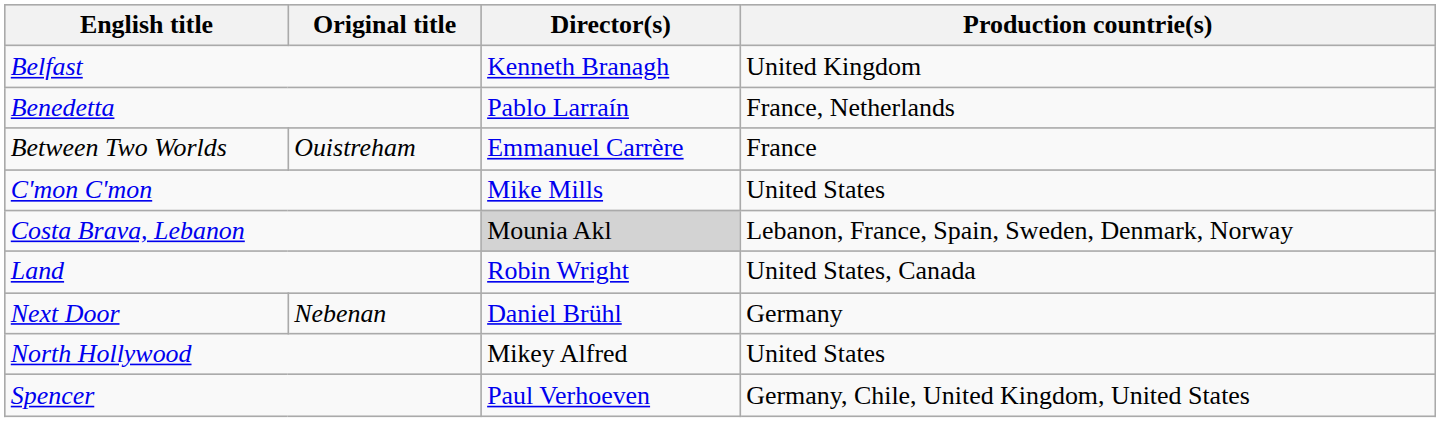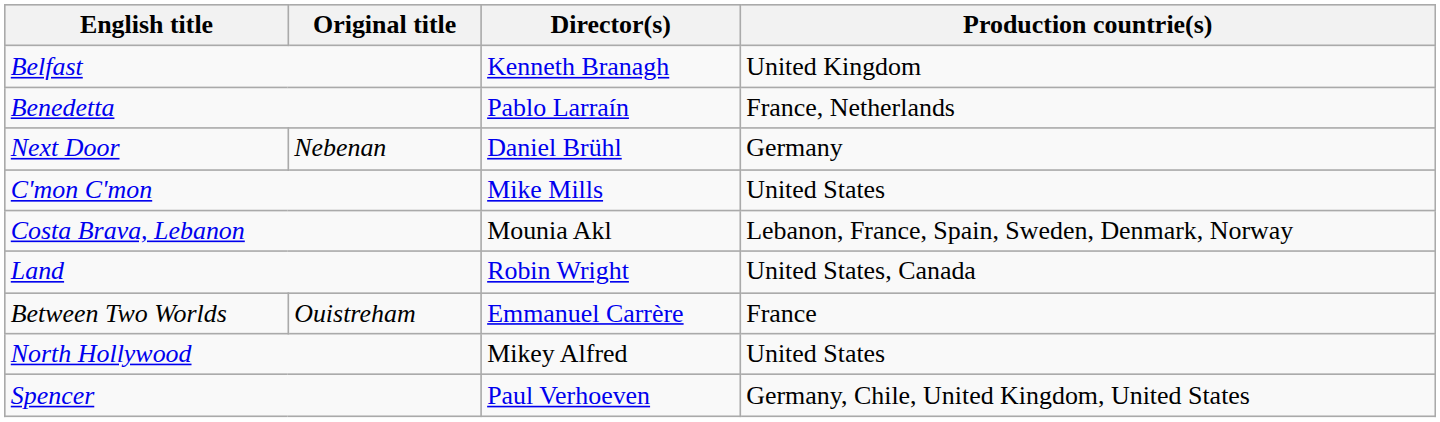rows swapped: (119, 148) <-> (65, 312)
(549, 230) lightgrey background -> (549, 230) no background
